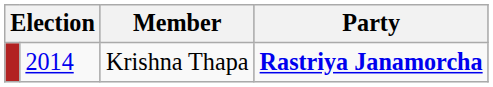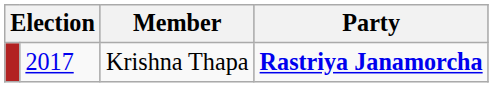(50, 61) 2014 -> (50, 61) 2017
